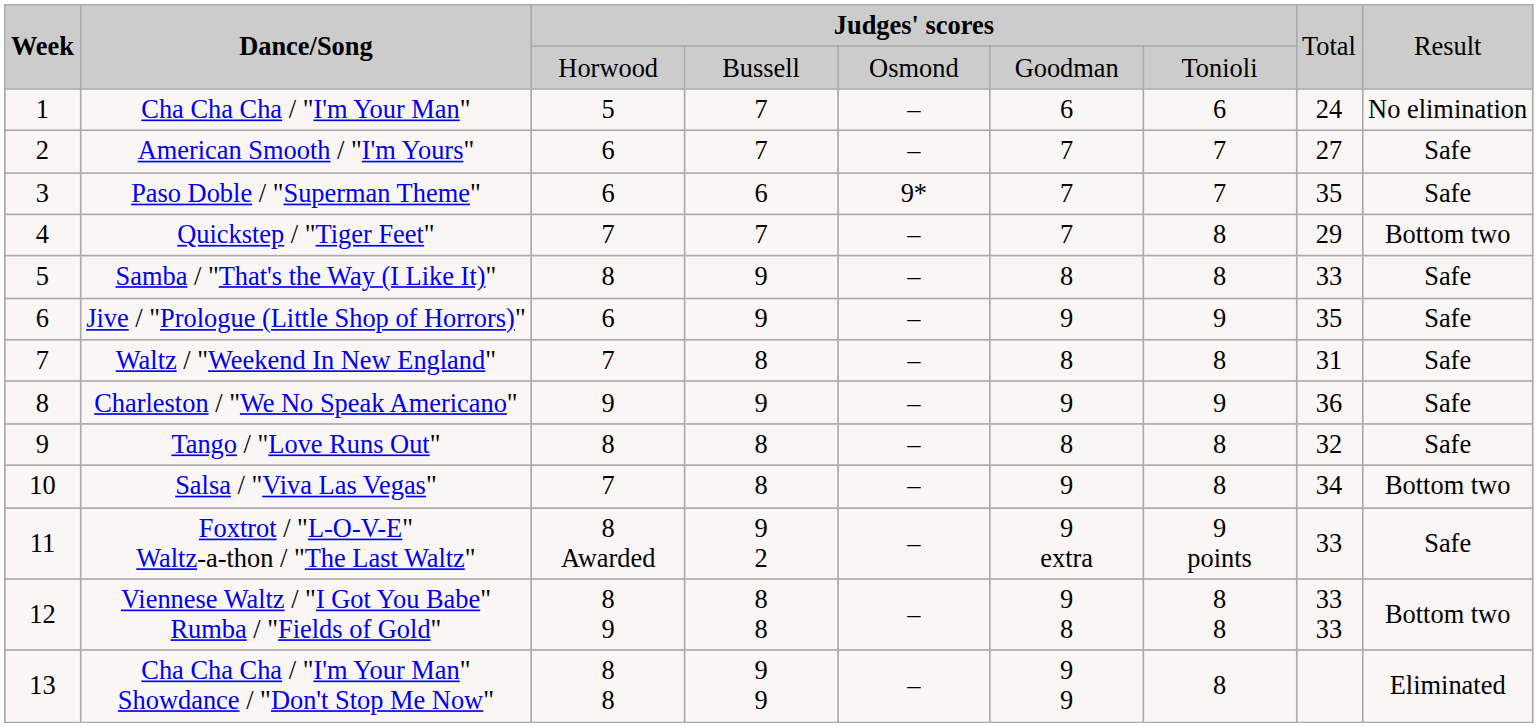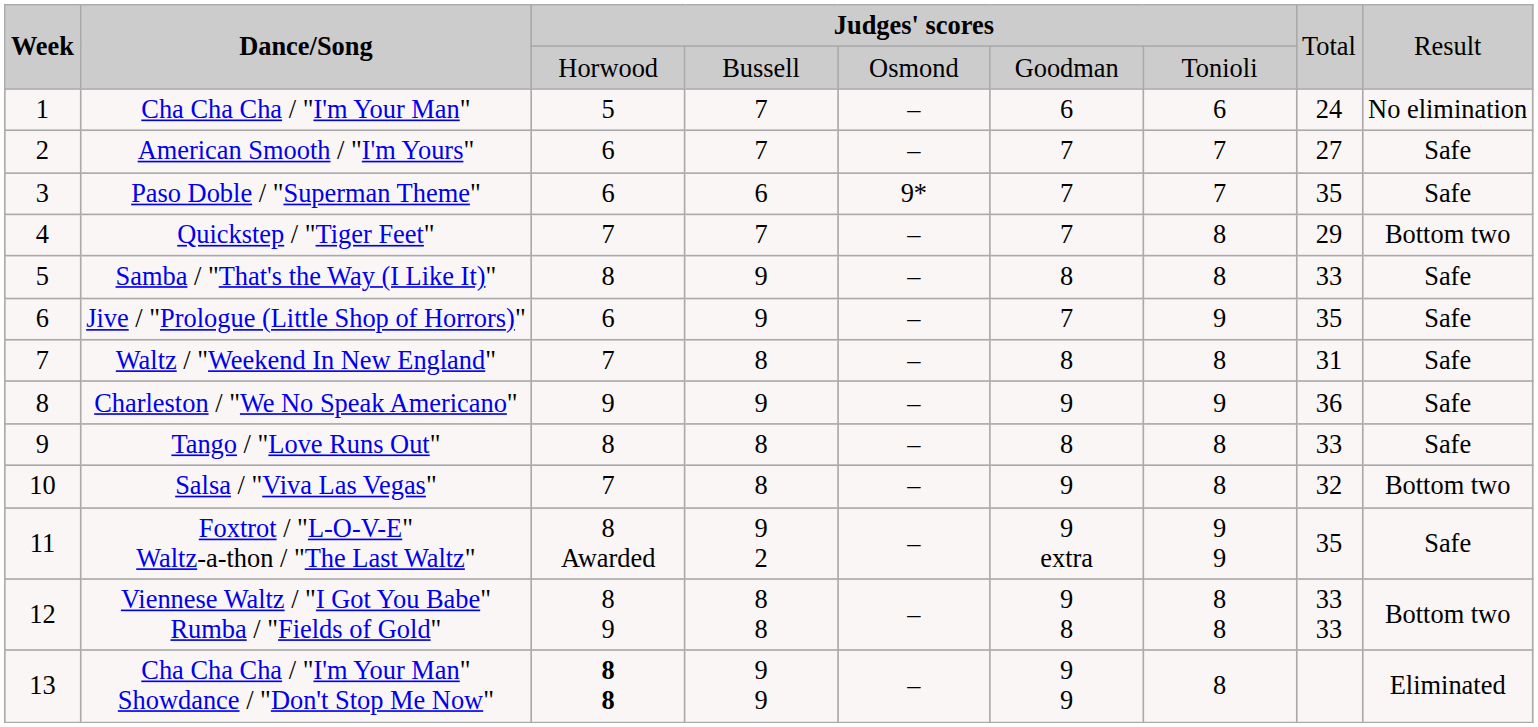(1067, 318) 9 -> (1067, 318) 7
(1329, 444) 32 -> (1329, 444) 33
(1329, 485) 34 -> (1329, 485) 32
(1220, 542) 9 points -> (1220, 542) 9 9
(1329, 542) 33 -> (1329, 542) 35
(608, 685) normal -> (608, 685) bold
